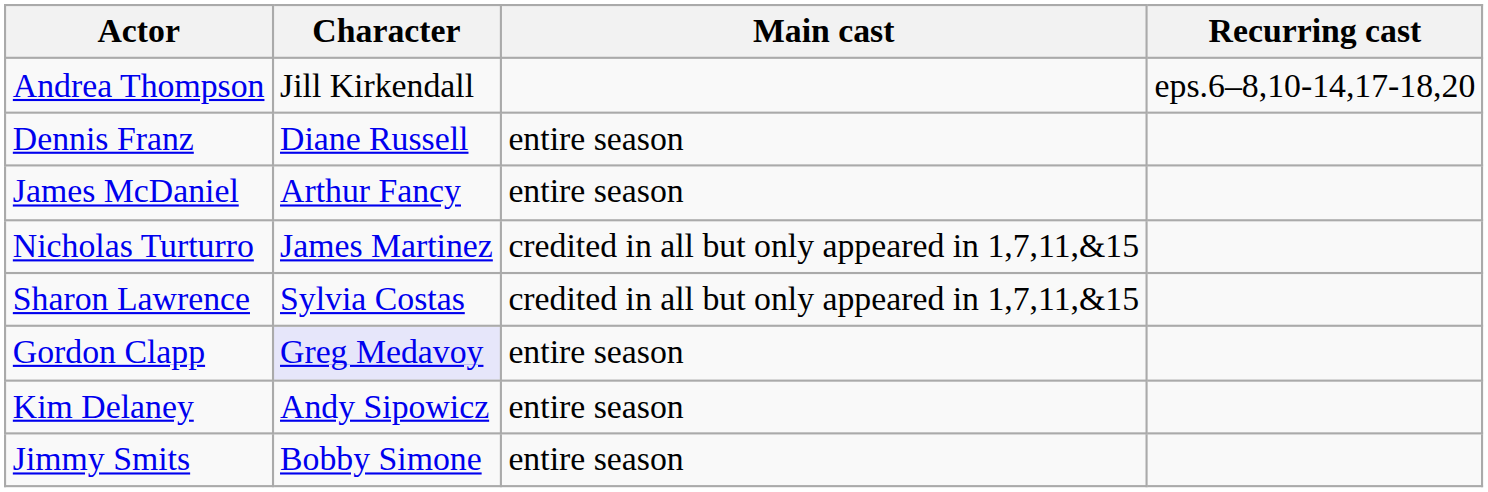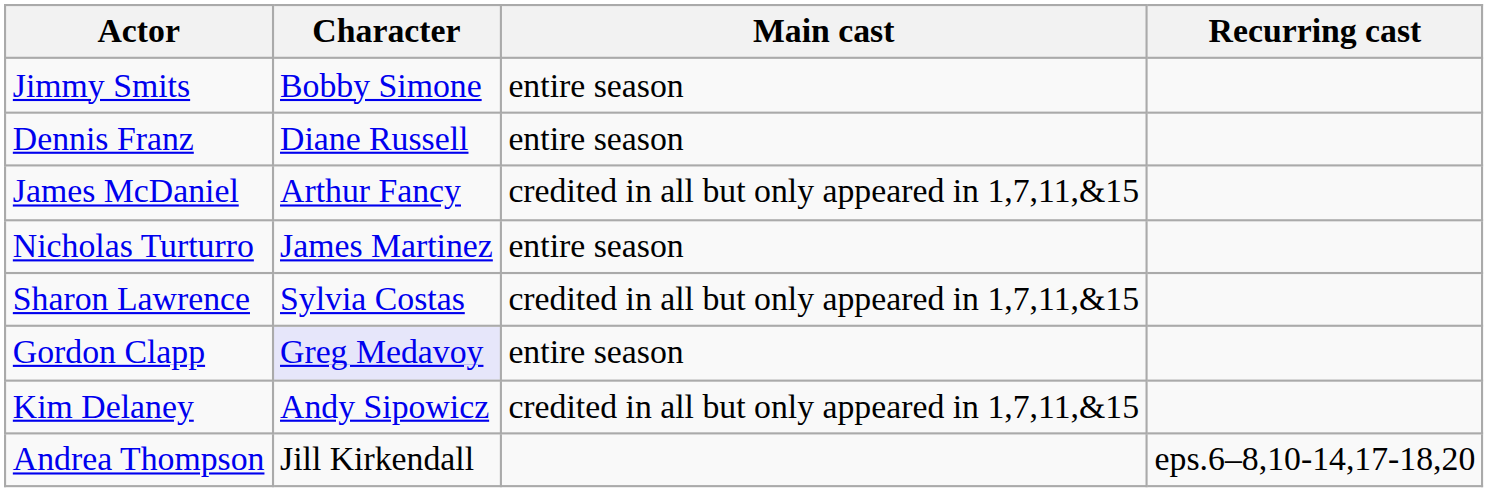rows swapped: (101, 459) <-> (139, 84)
(596, 191) entire season -> (824, 191) credited in all but only appeared in 1,7,11,&15
(824, 245) credited in all but only appeared in 1,7,11,&15 -> (596, 245) entire season
(596, 406) entire season -> (824, 406) credited in all but only appeared in 1,7,11,&15
